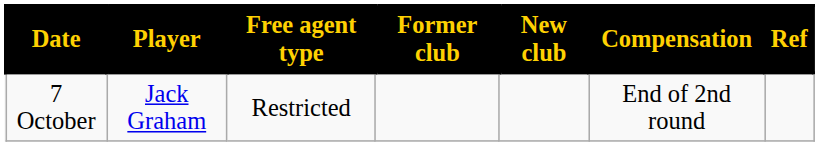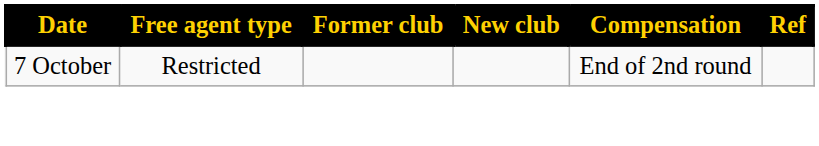- column: (167, 39)
